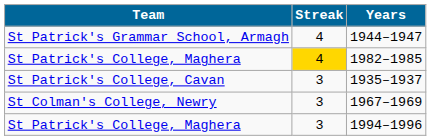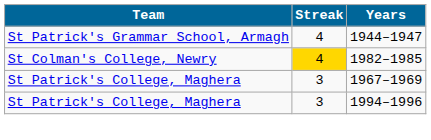(124, 59) St Patrick's College, Maghera -> (112, 59) St Colman's College, Newry
- row: (386, 81)
(112, 103) St Colman's College, Newry -> (124, 81) St Patrick's College, Maghera
